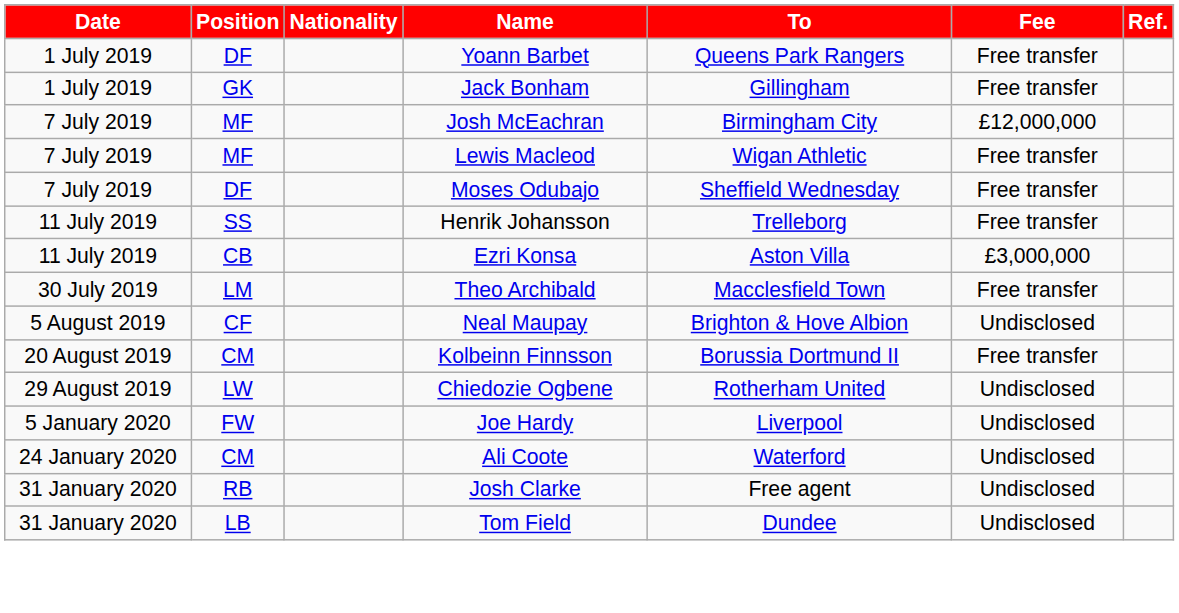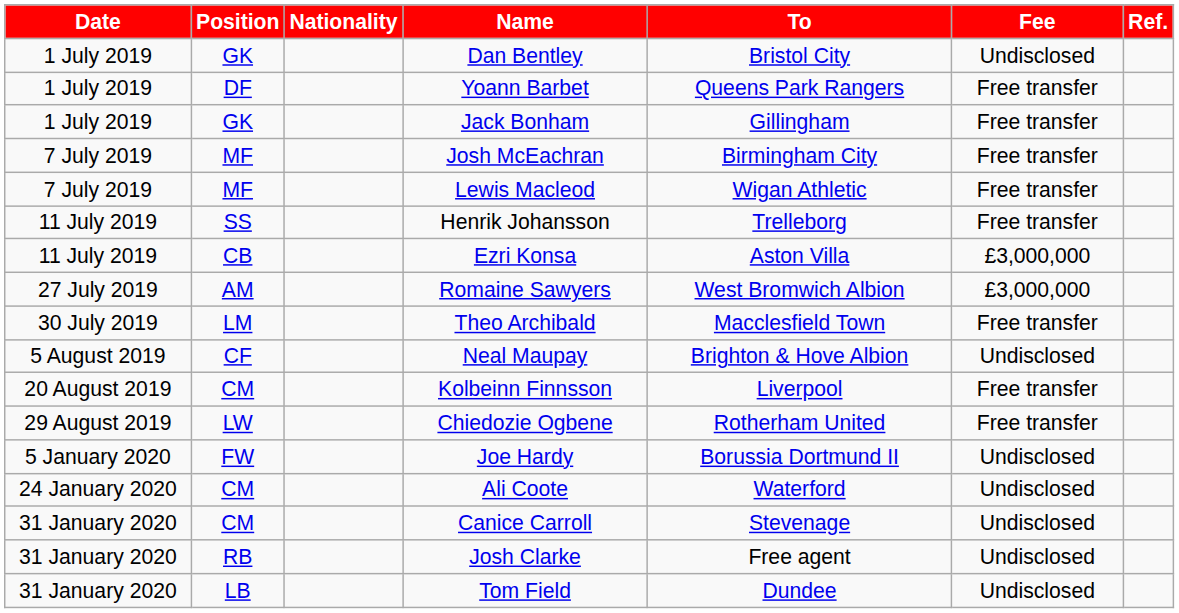+ row: (525, 55)
(1037, 122) £12,000,000 -> (1037, 156) Free transfer
- row: (525, 189)
+ row: (525, 289)
(800, 356) Borussia Dortmund II -> (800, 390) Liverpool
(1037, 390) Undisclosed -> (1037, 423) Free transfer
(800, 423) Liverpool -> (800, 457) Borussia Dortmund II
+ row: (525, 523)
